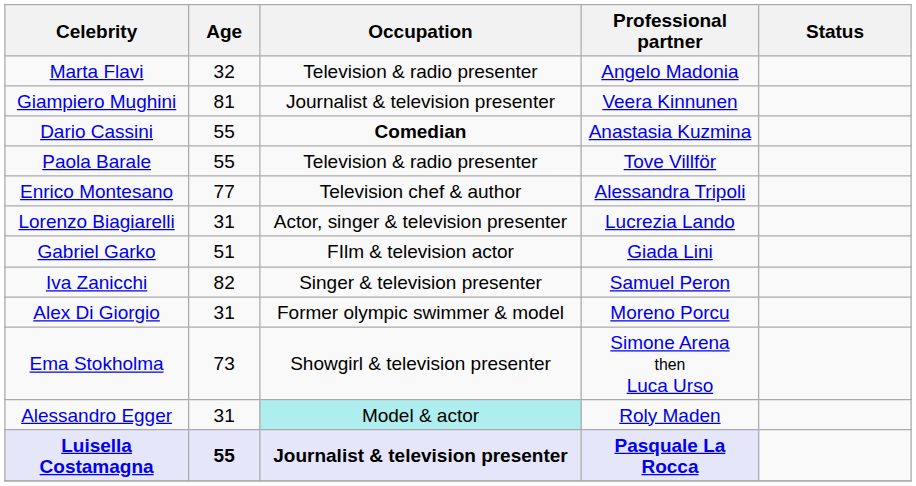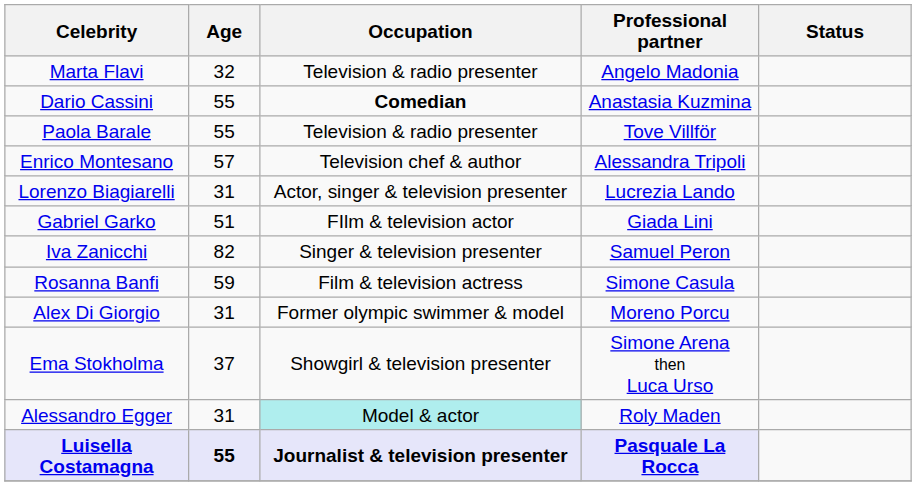- row: (97, 101)
(224, 191) 77 -> (224, 161) 57
+ row: (97, 282)
(224, 363) 73 -> (224, 363) 37
